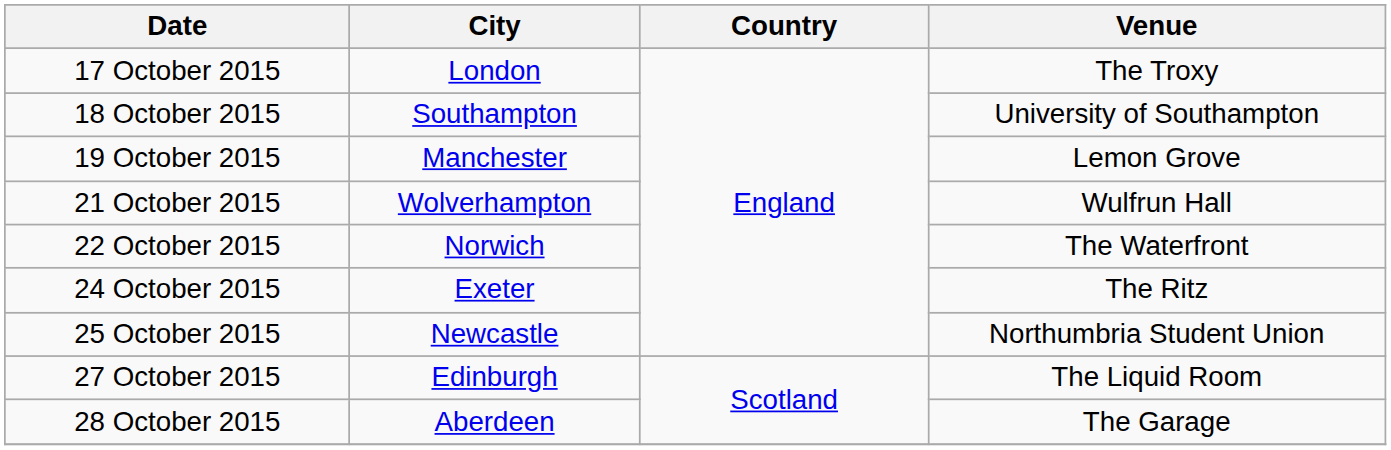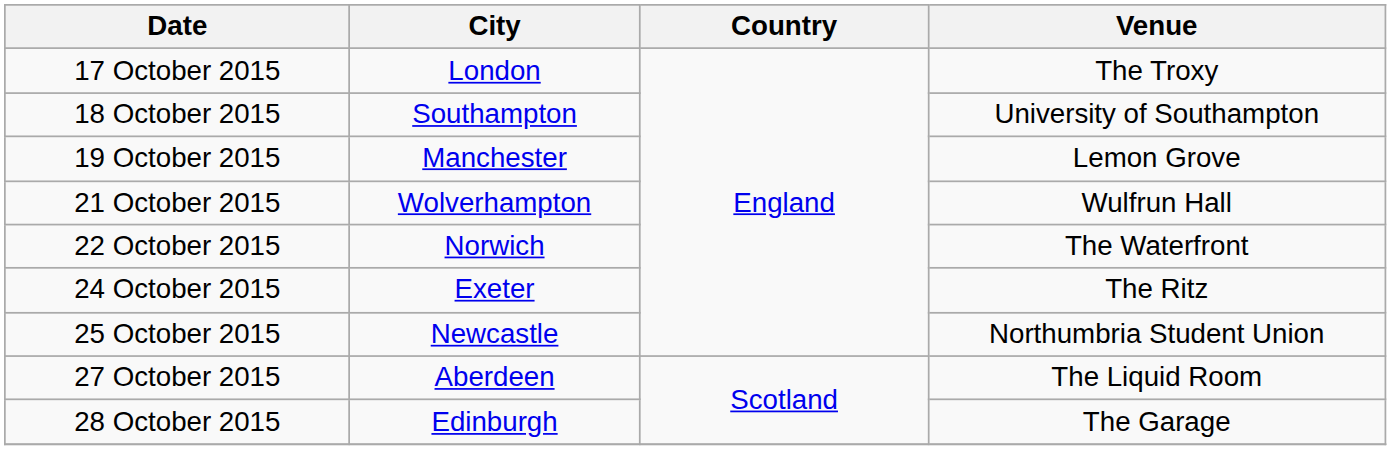(495, 377) Edinburgh -> (495, 377) Aberdeen
(495, 421) Aberdeen -> (495, 421) Edinburgh
